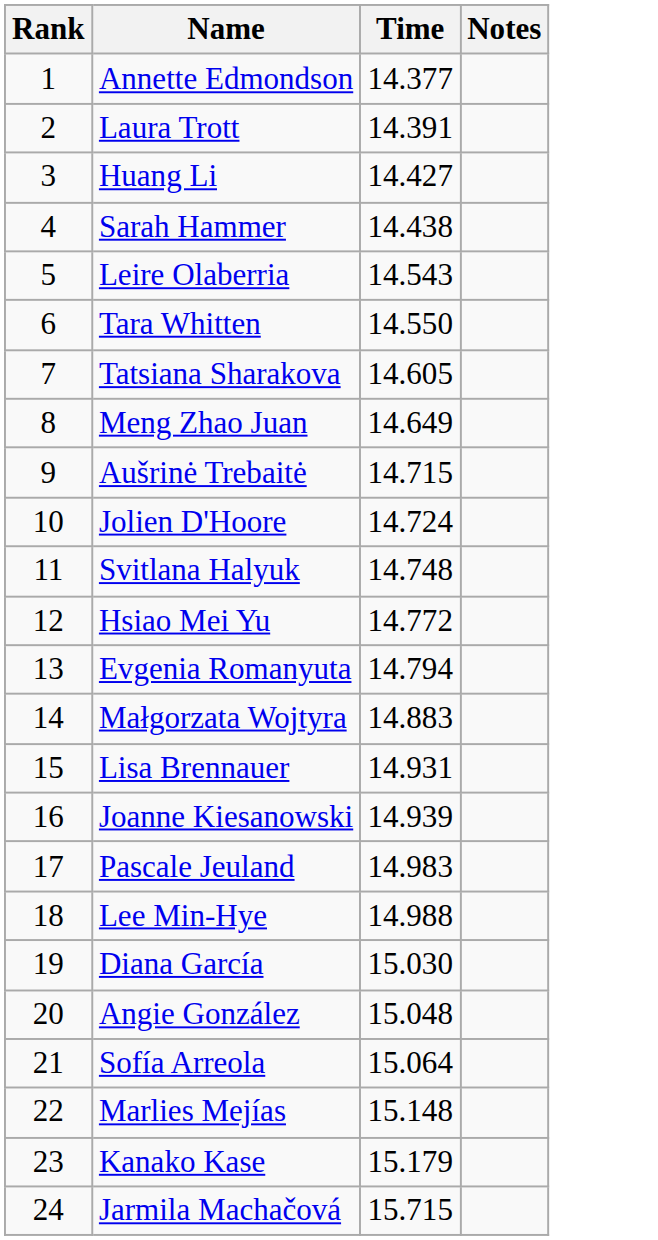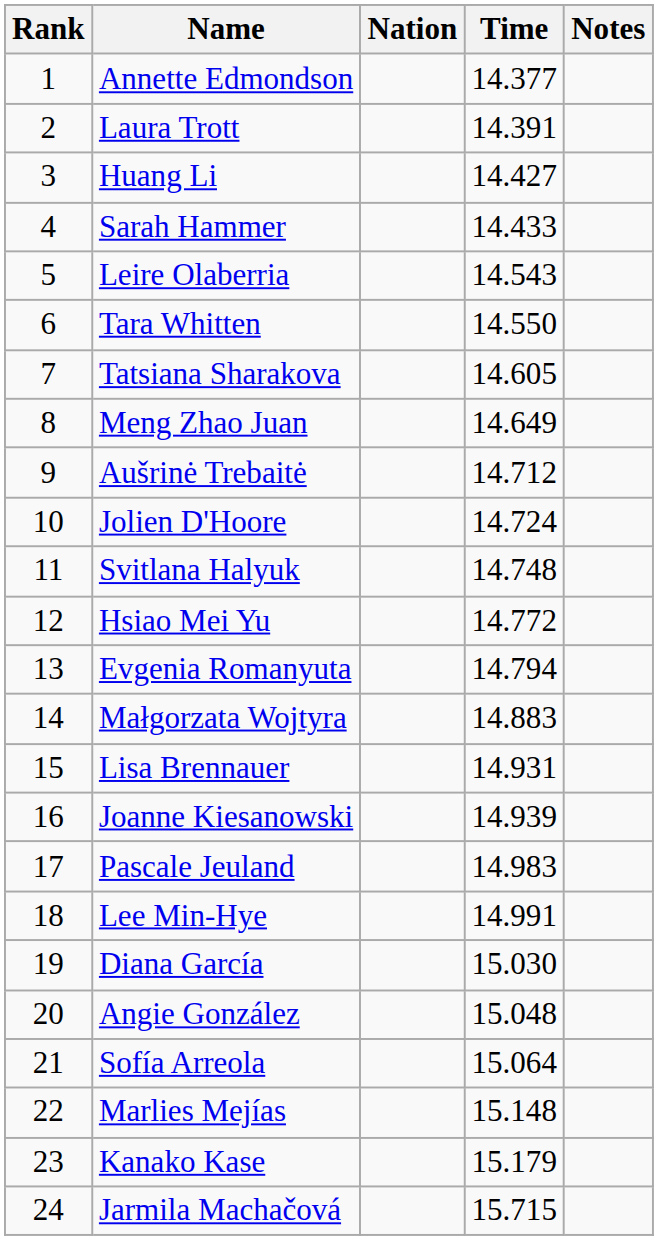+ column: (412, 29)
(410, 226) 14.438 -> (514, 226) 14.433
(410, 472) 14.715 -> (514, 472) 14.712
(410, 915) 14.988 -> (514, 915) 14.991
